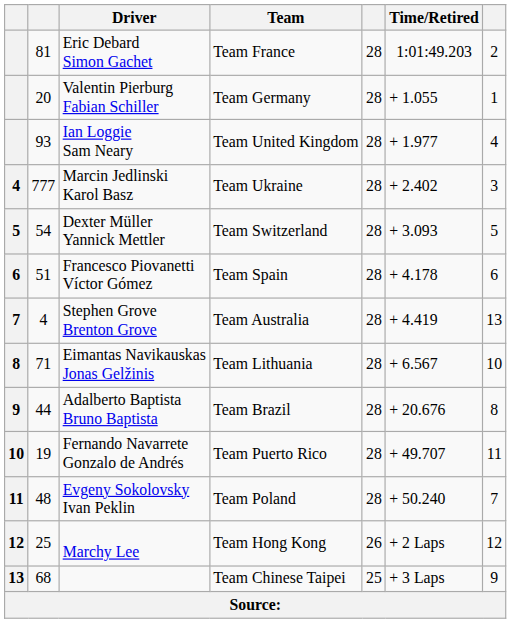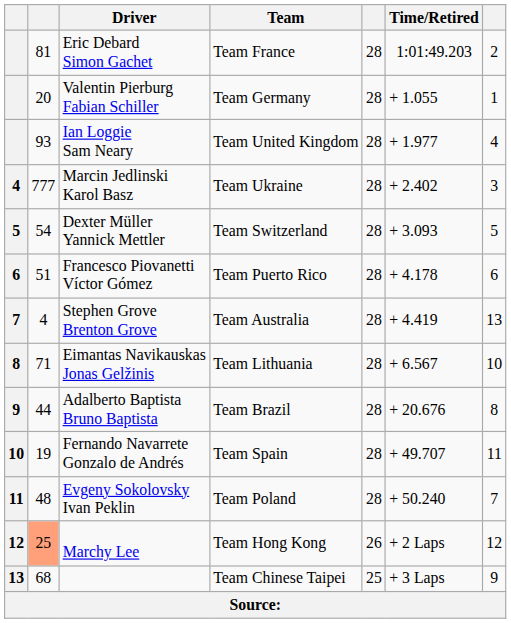(251, 275) Team Spain -> (270, 275) Team Puerto Rico
(270, 453) Team Puerto Rico -> (251, 453) Team Spain
(43, 542) no background -> (43, 542) lightsalmon background
